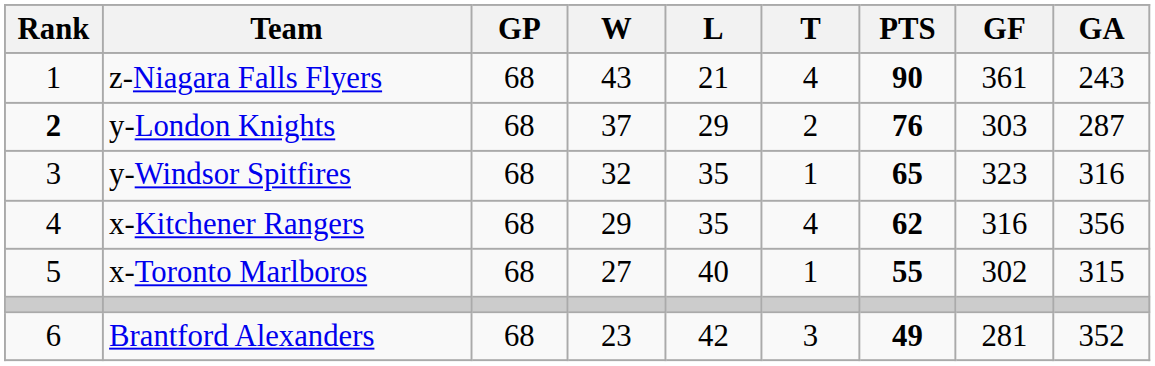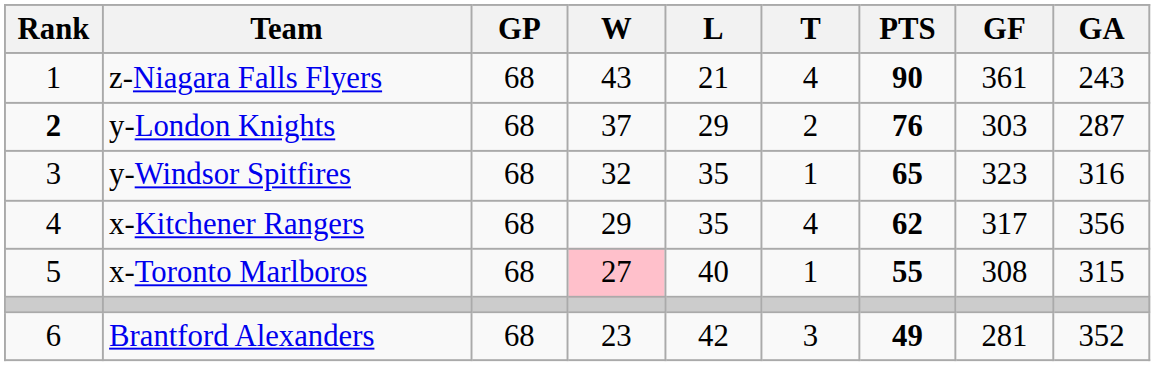(1004, 223) 316 -> (1004, 223) 317
(616, 272) no background -> (616, 272) pink background
(1004, 272) 302 -> (1004, 272) 308
